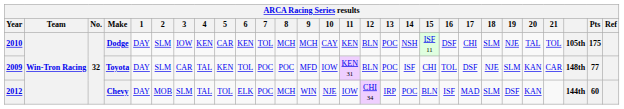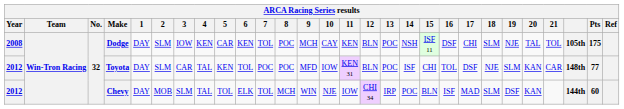(14, 44) 2010 -> (14, 44) 2008
(286, 44) MCH -> (286, 44) POC
(14, 68) 2009 -> (14, 68) 2012
(265, 92) POC -> (265, 92) TOL
